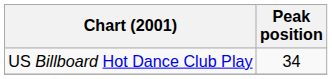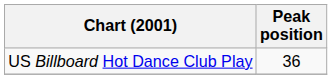(291, 61) 34 -> (291, 61) 36
